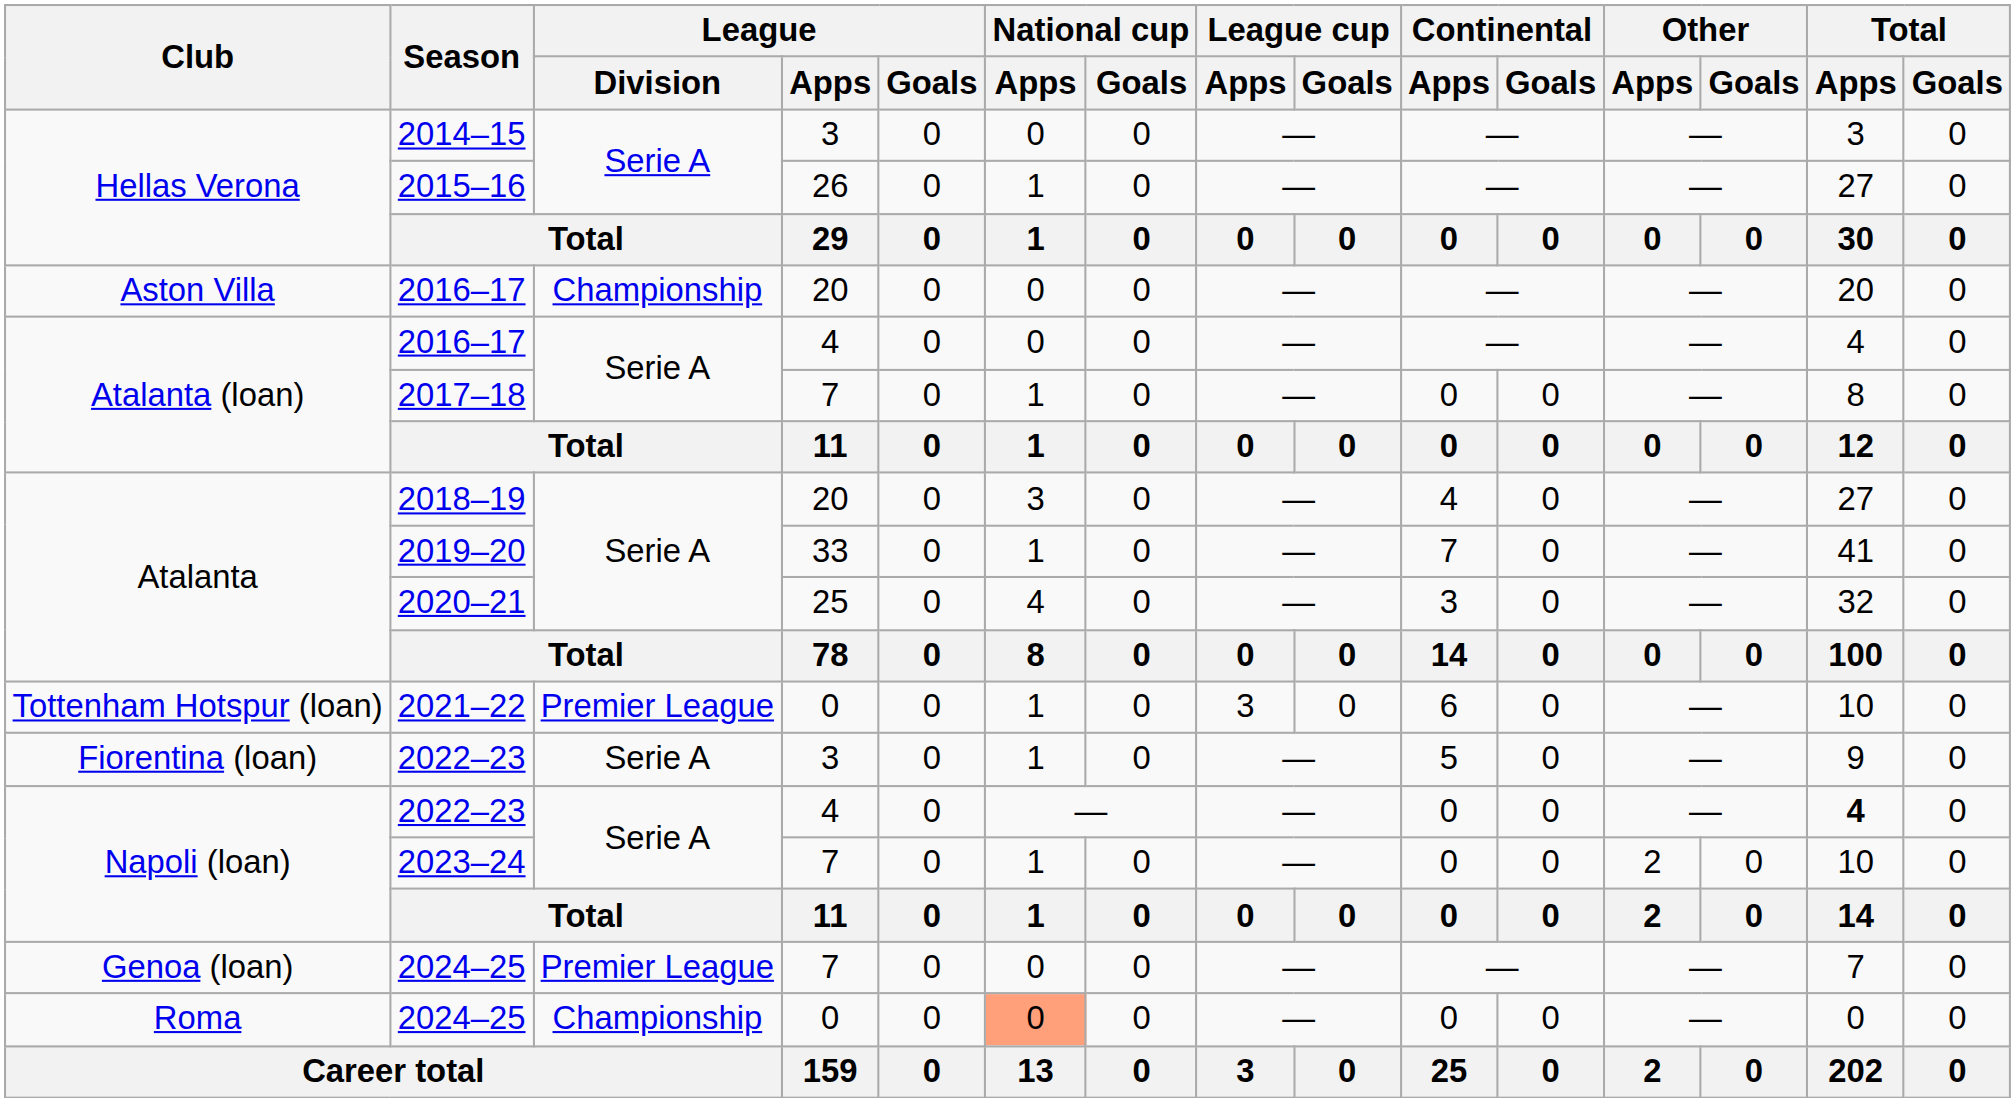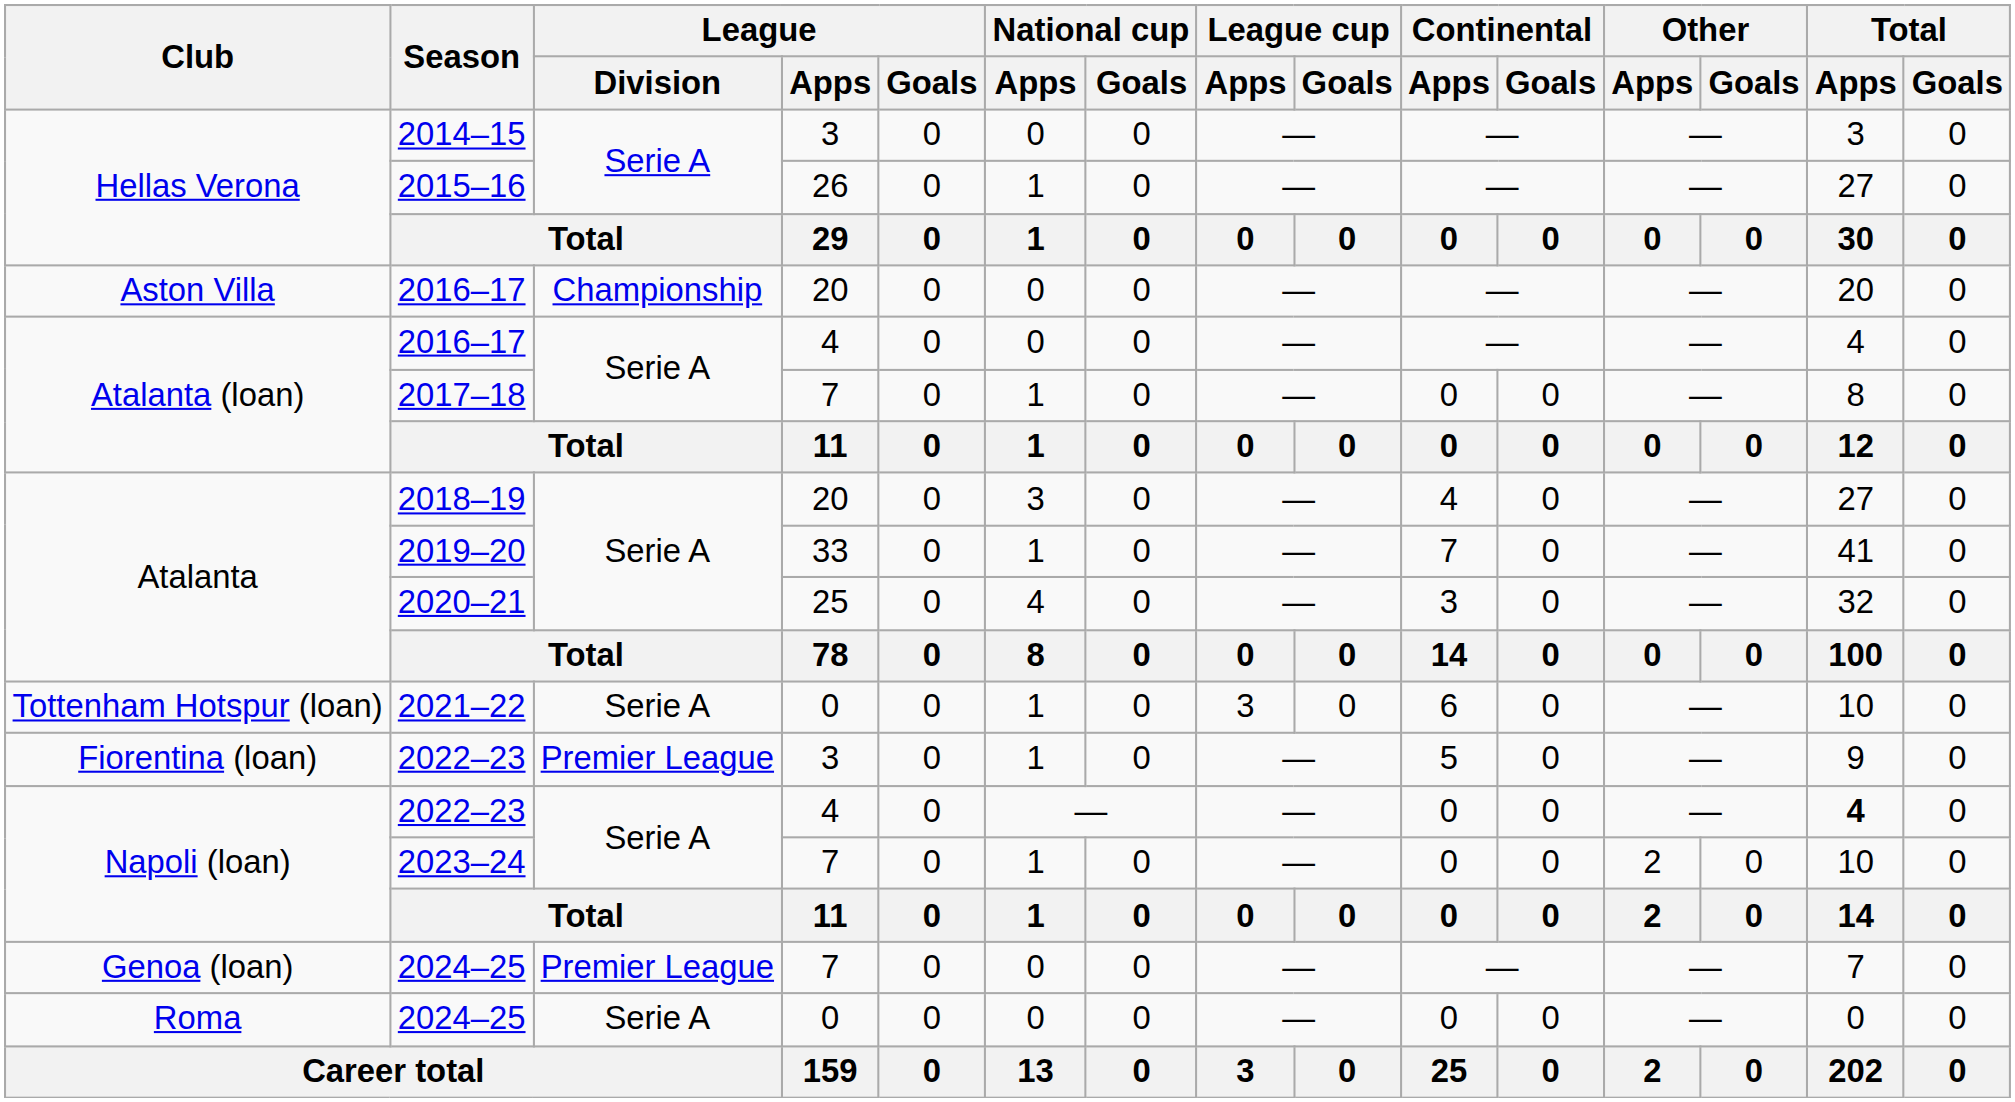(657, 706) Premier League -> (657, 706) Serie A
(657, 758) Serie A -> (657, 758) Premier League
(657, 1018) Championship -> (657, 1018) Serie A
(1036, 1018) lightsalmon background -> (1036, 1018) no background
